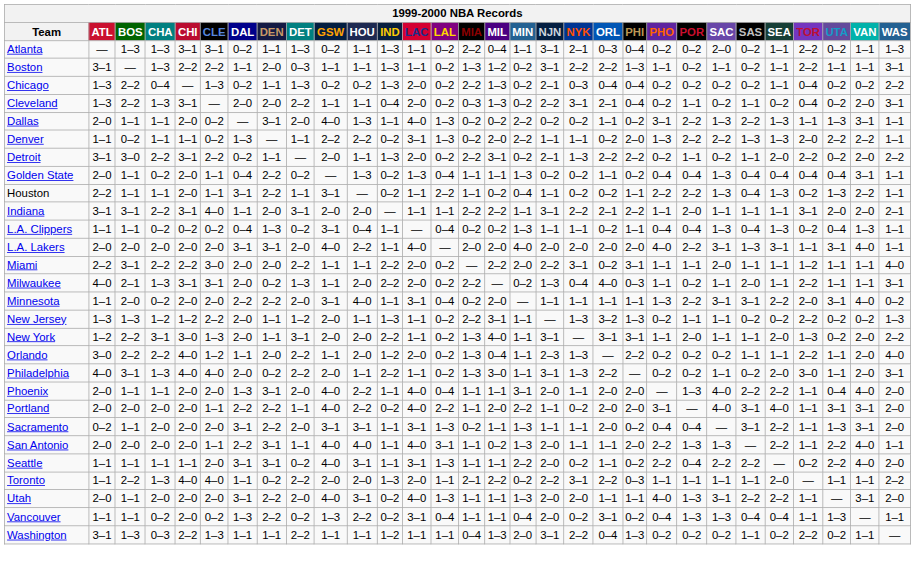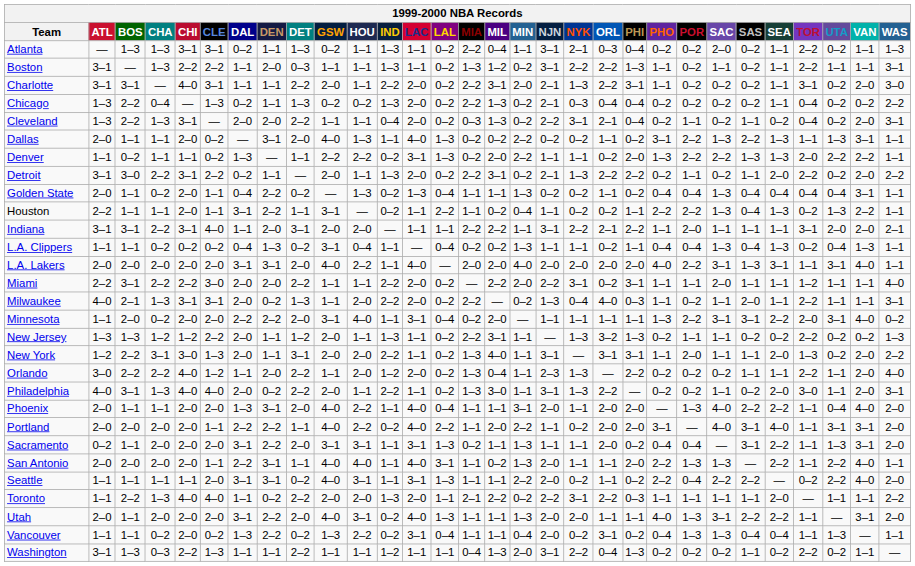+ row: (30, 86)
